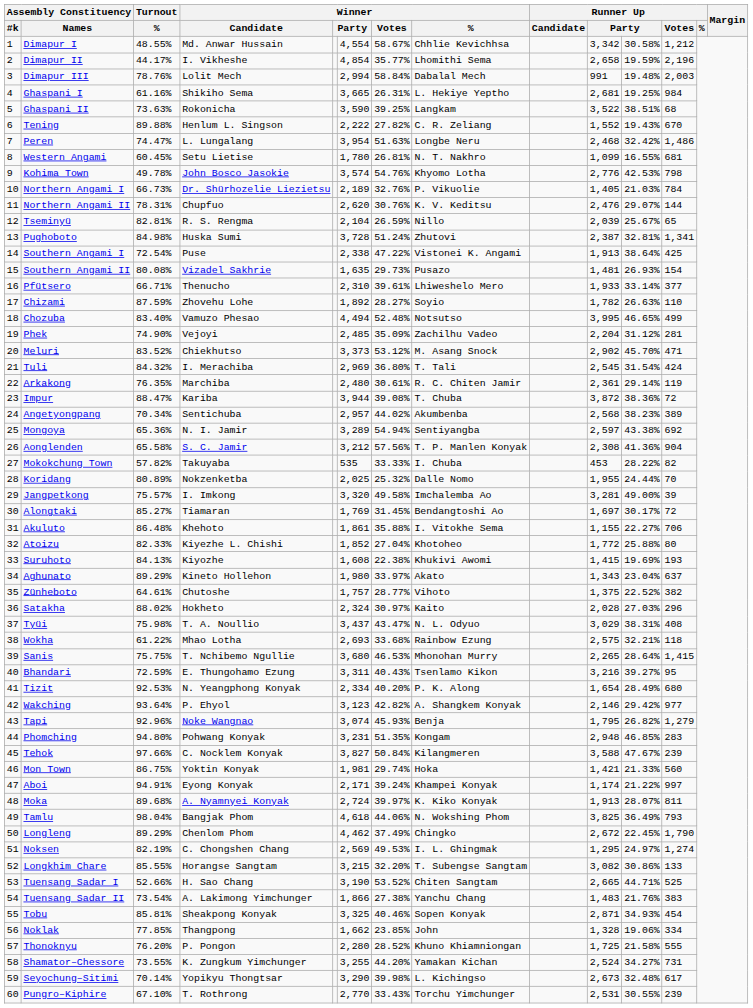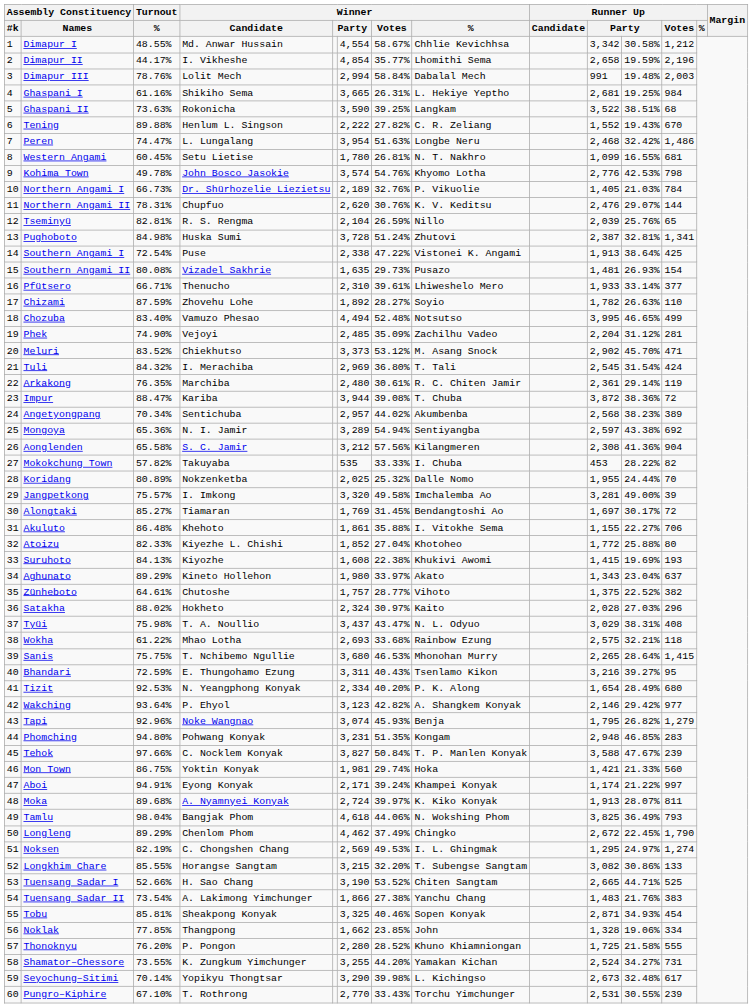(642, 222) 25.67% -> (642, 222) 25.76%
(471, 447) T. P. Manlen Konyak -> (447, 447) Kilangmeren
(447, 753) Kilangmeren -> (471, 753) T. P. Manlen Konyak
